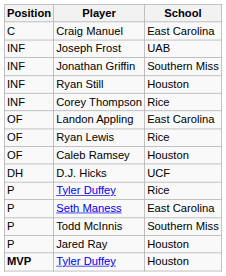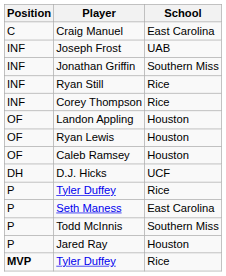(168, 84) Houston -> (158, 84) Rice
(181, 119) East Carolina -> (168, 119) Houston
(158, 137) Rice -> (168, 137) Houston
(168, 262) Houston -> (158, 262) Rice
